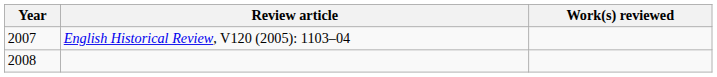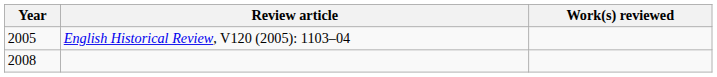(22, 38) 2007 -> (22, 38) 2005
